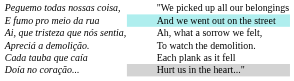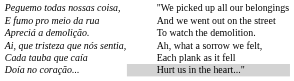(216, 20) paleturquoise background -> (216, 20) no background
rows swapped: (47, 45) <-> (66, 33)
